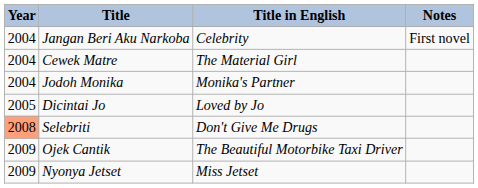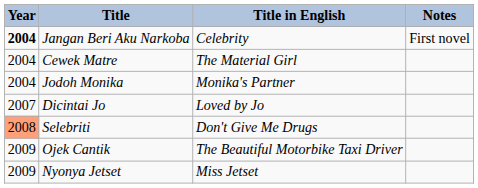(22, 37) normal -> (22, 37) bold
(22, 104) 2005 -> (22, 104) 2007
